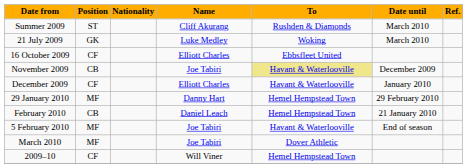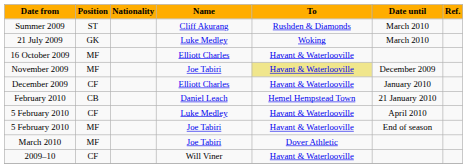(93, 55) CF -> (93, 55) MF
(312, 55) Ebbsfleet United -> (312, 55) Havant & Waterlooville
(93, 70) CB -> (93, 70) MF
- row: (40, 99)
+ row: (40, 113)
(312, 157) Hemel Hempstead Town -> (312, 157) Havant & Waterlooville
